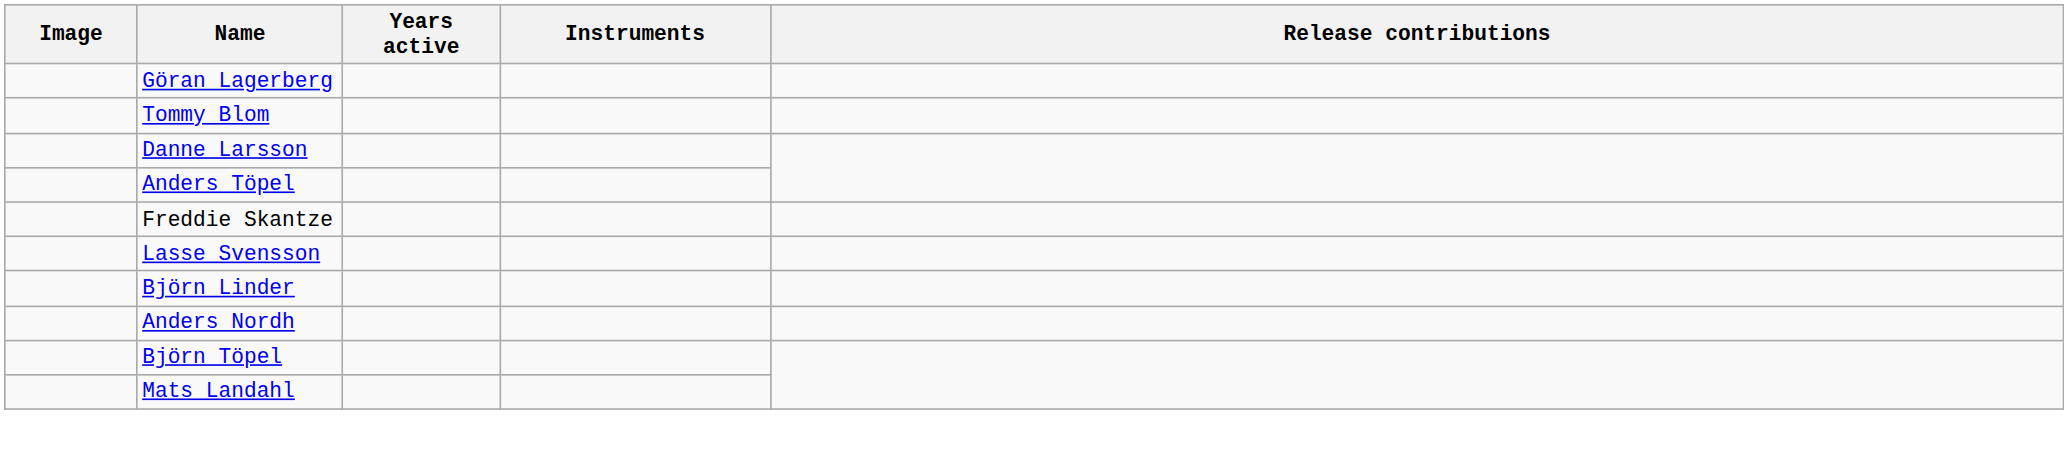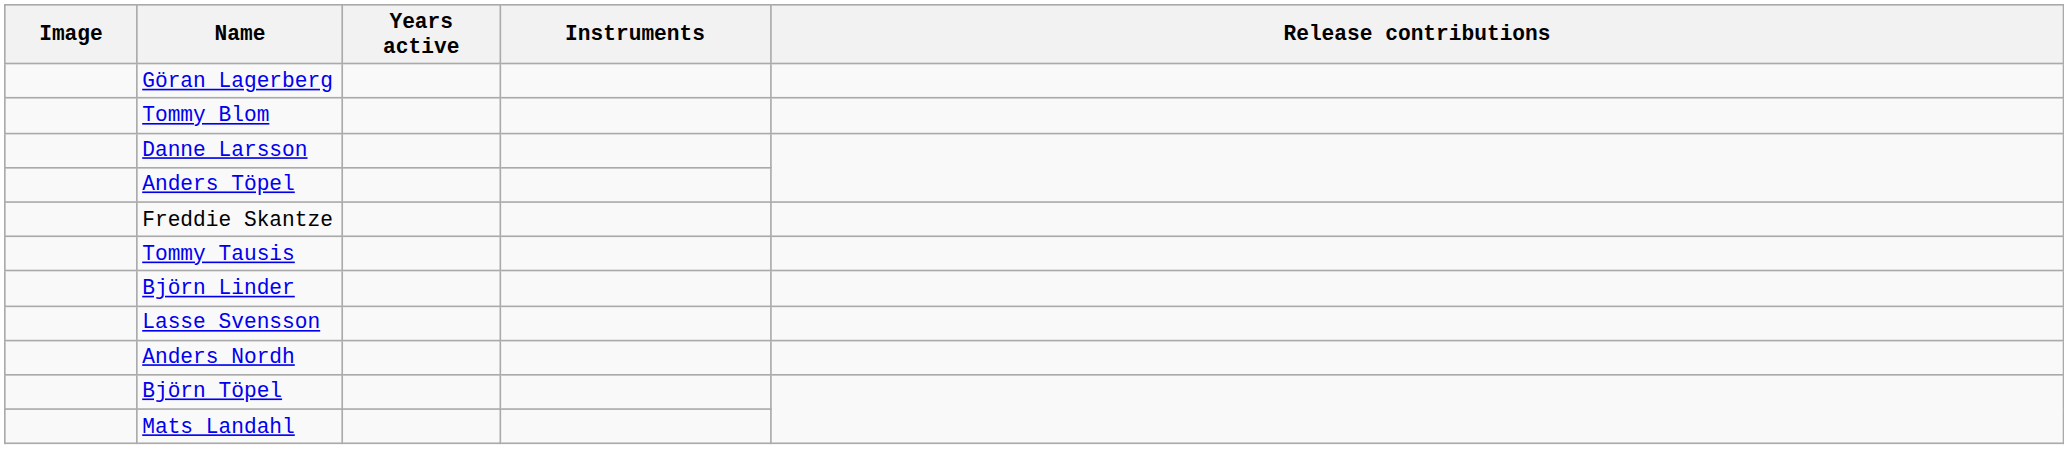+ row: (218, 254)
rows swapped: (231, 254) <-> (218, 288)
